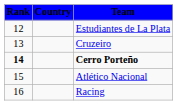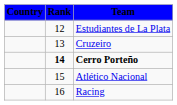columns swapped: (18, 12) <-> (53, 12)
